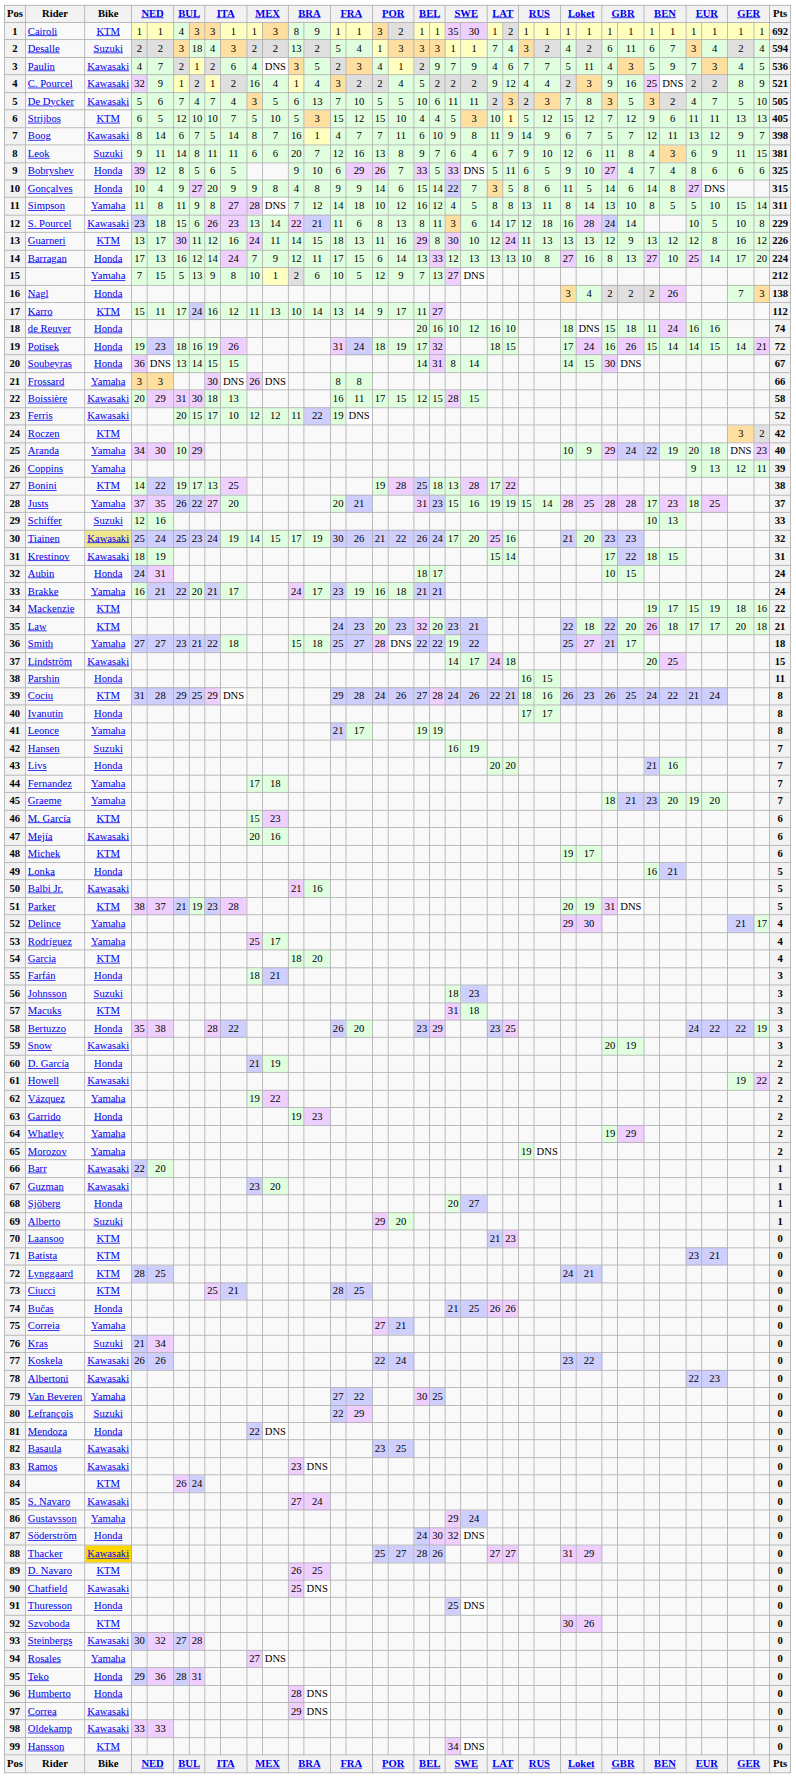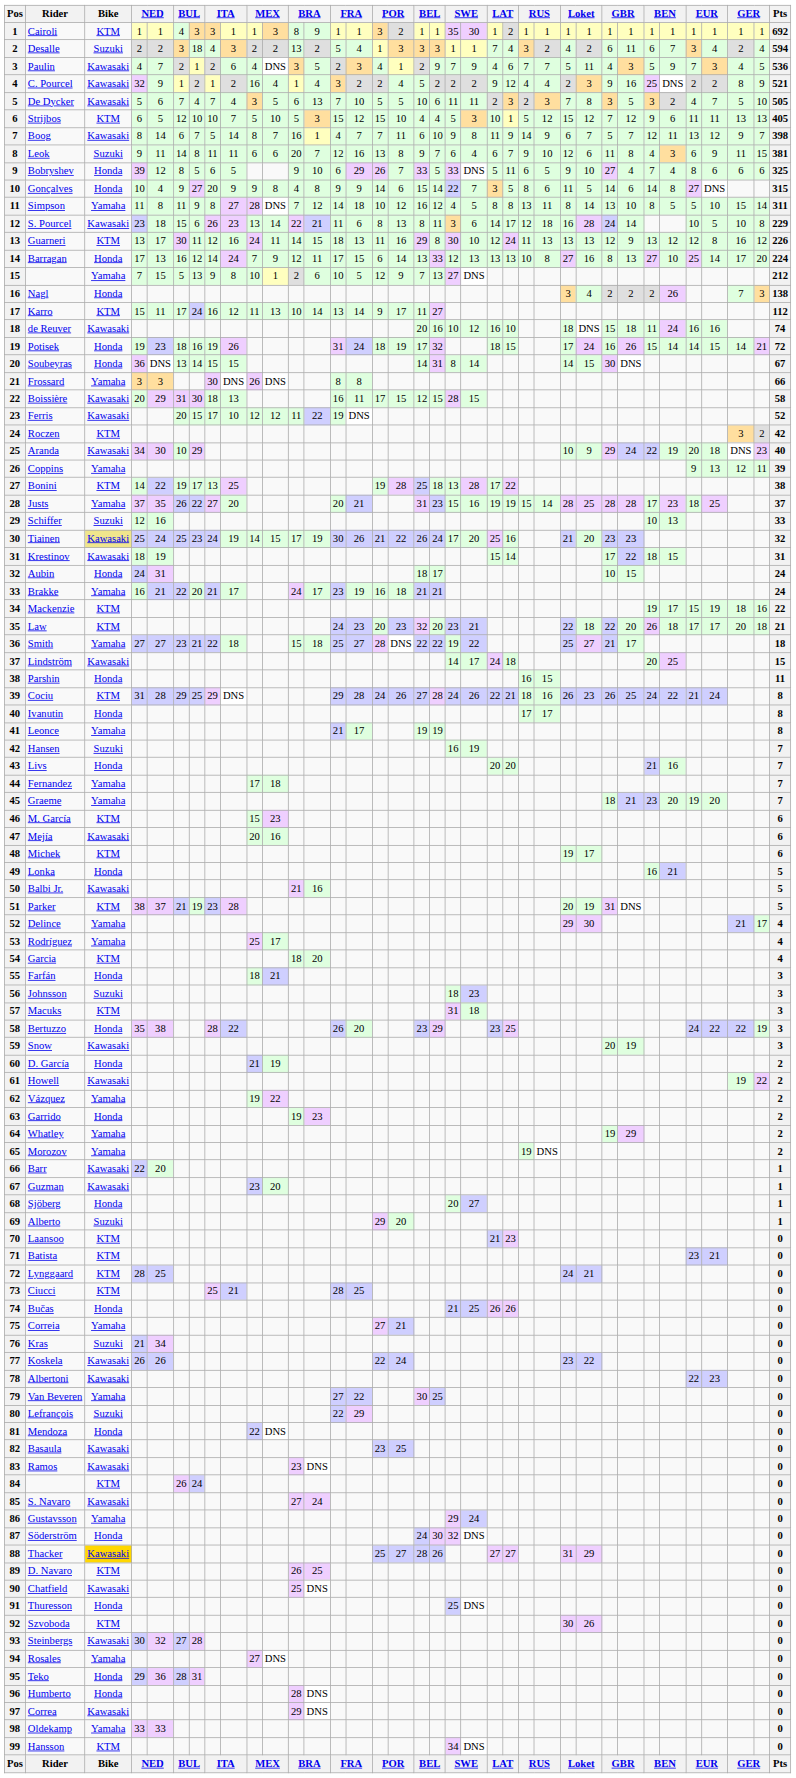(108, 328) Honda -> (108, 328) Kawasaki
(108, 451) Yamaha -> (108, 451) Kawasaki
(108, 1728) Kawasaki -> (108, 1728) Yamaha
